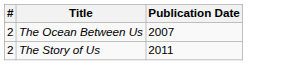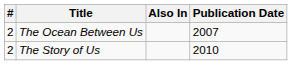+ column: (168, 13)
(161, 50) 2011 -> (206, 50) 2010
